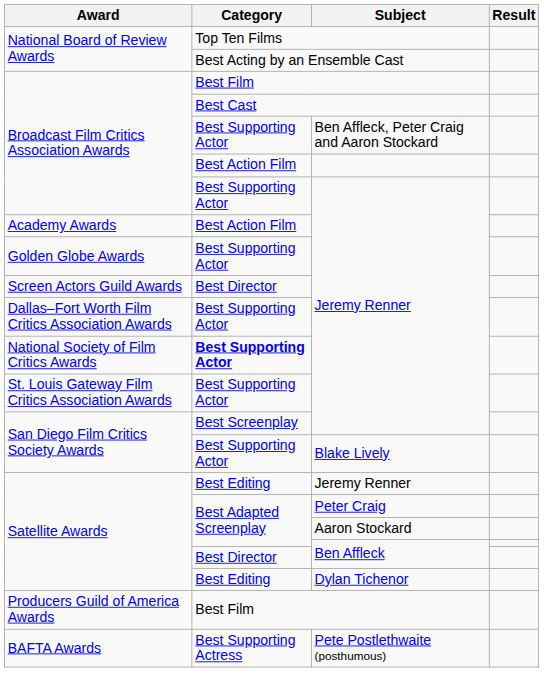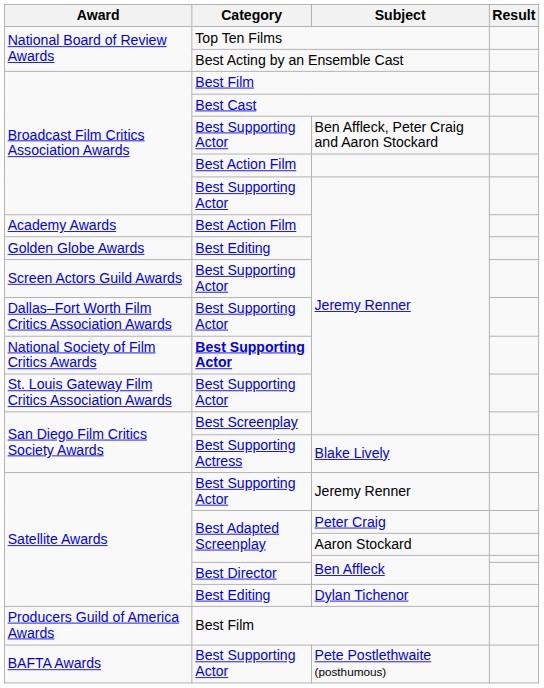(245, 256) Best Supporting Actor -> (233, 248) Best Editing
(236, 286) Best Director -> (245, 278) Best Supporting Actor
(245, 453) Best Supporting Actor -> (245, 453) Best Supporting Actress
(233, 483) Best Editing -> (245, 491) Best Supporting Actor
(245, 648) Best Supporting Actress -> (245, 663) Best Supporting Actor
